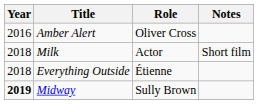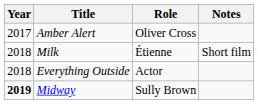(19, 33) 2016 -> (19, 33) 2017
(149, 52) Actor -> (154, 52) Étienne
(154, 71) Étienne -> (149, 71) Actor
